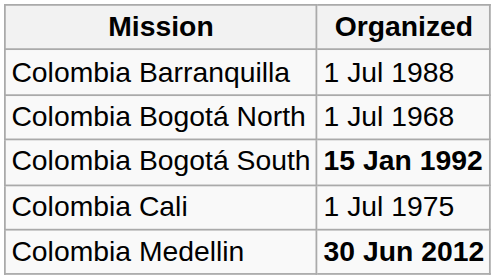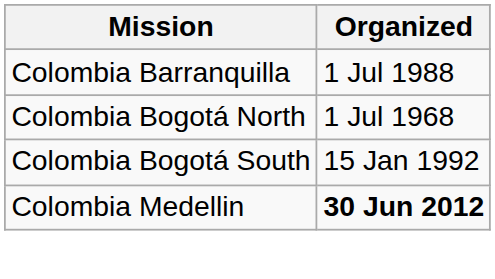(403, 161) bold -> (402, 161) normal
- row: (100, 206)
